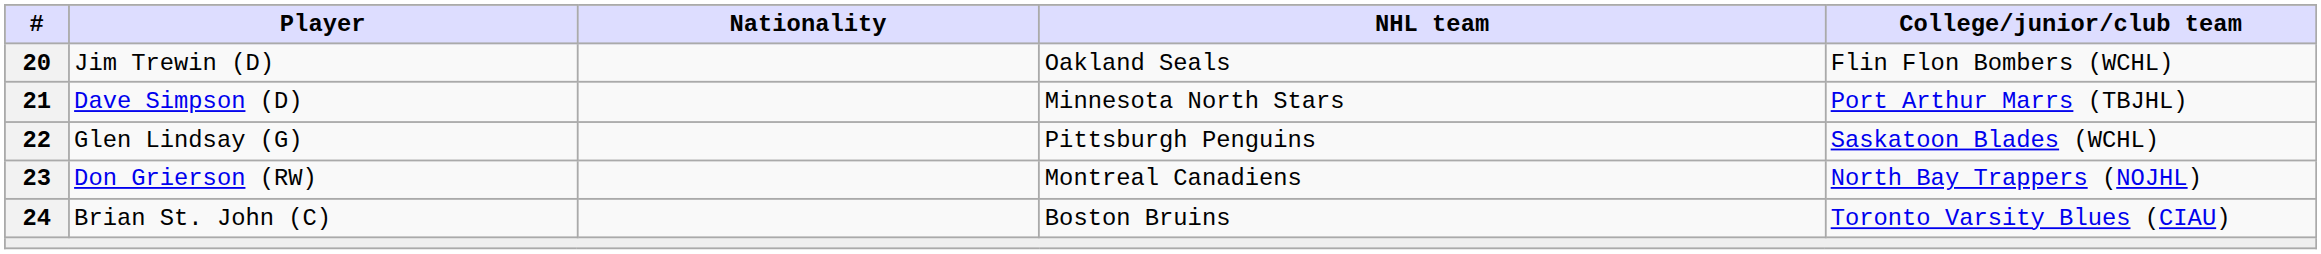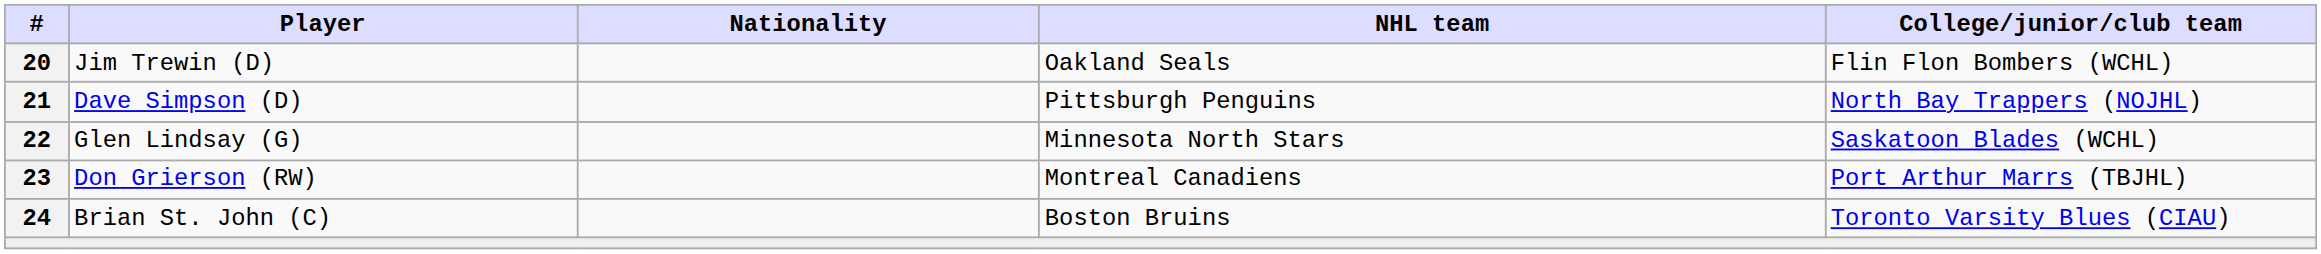(1195, 102) Minnesota North Stars -> (1180, 102) Pittsburgh Penguins
(2009, 102) Port Arthur Marrs (TBJHL) -> (2016, 102) North Bay Trappers (NOJHL)
(1180, 141) Pittsburgh Penguins -> (1195, 141) Minnesota North Stars
(2016, 179) North Bay Trappers (NOJHL) -> (2009, 179) Port Arthur Marrs (TBJHL)
